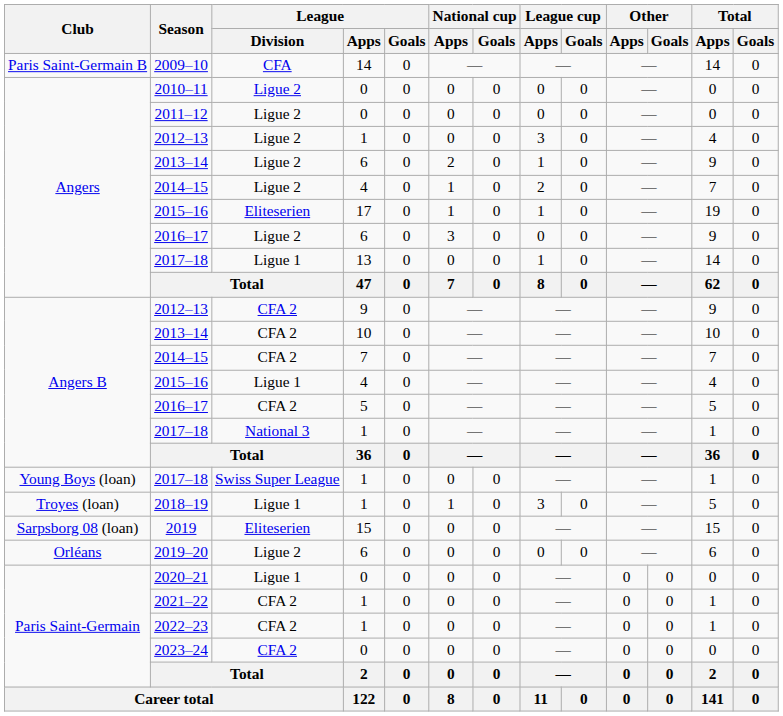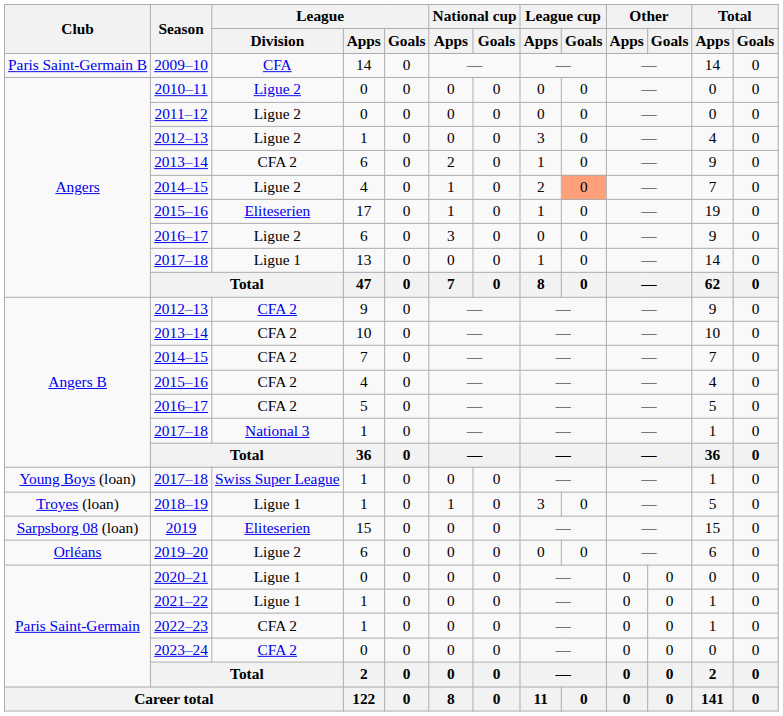(277, 162) Ligue 2 -> (277, 162) CFA 2
(584, 187) no background -> (584, 187) lightsalmon background
(277, 382) Ligue 1 -> (277, 382) CFA 2
(277, 601) CFA 2 -> (277, 601) Ligue 1
